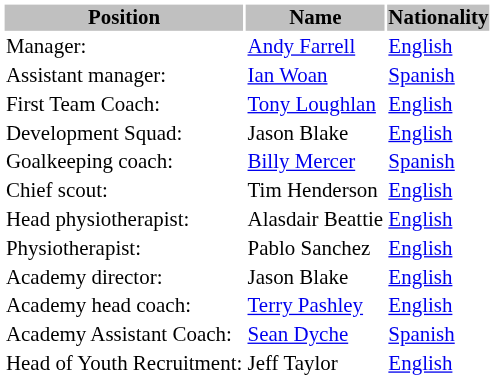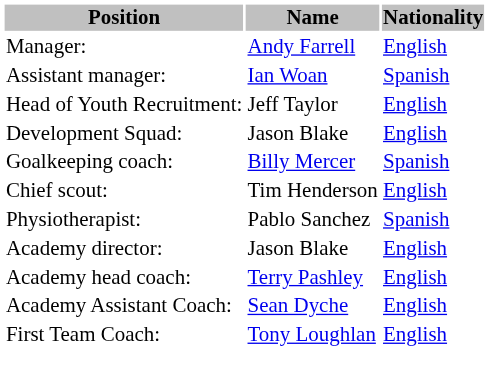rows swapped: (83, 104) <-> (124, 363)
- row: (98, 219)
(420, 248) English -> (416, 219) Spanish
(422, 334) Spanish -> (415, 305) English
